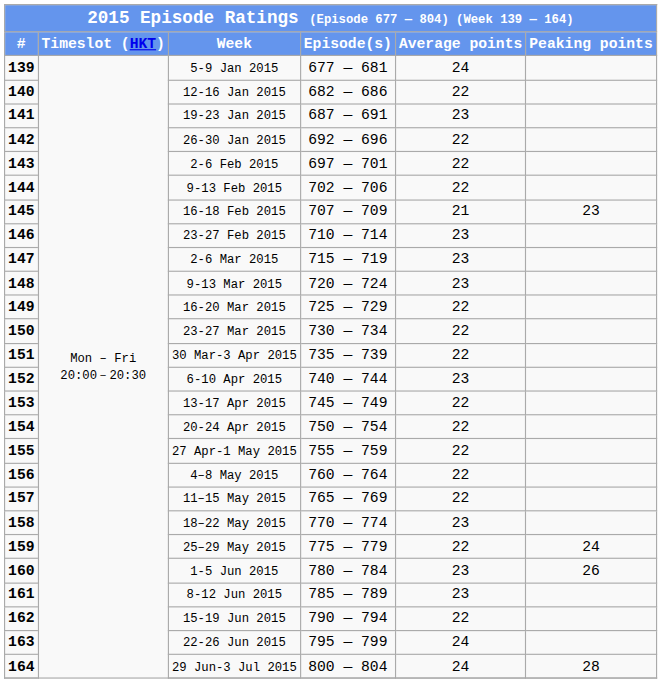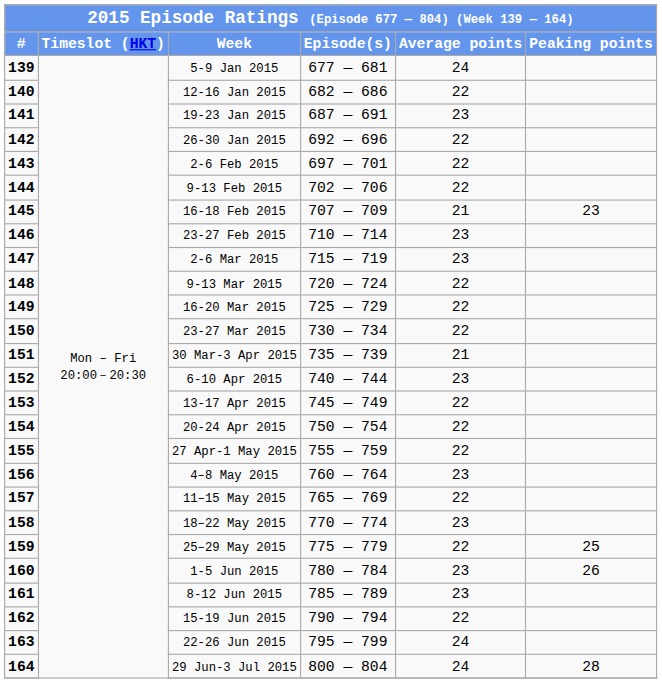(461, 283) 23 -> (461, 283) 22
(461, 355) 22 -> (461, 355) 21
(461, 475) 22 -> (461, 475) 23
(591, 547) 24 -> (591, 547) 25
